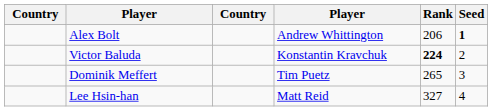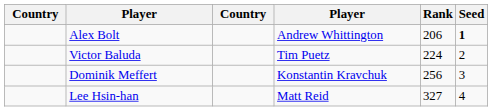(332, 55) Konstantin Kravchuk -> (303, 55) Tim Puetz
(433, 55) bold -> (433, 55) normal
(303, 75) Tim Puetz -> (332, 75) Konstantin Kravchuk
(433, 75) 265 -> (433, 75) 256
